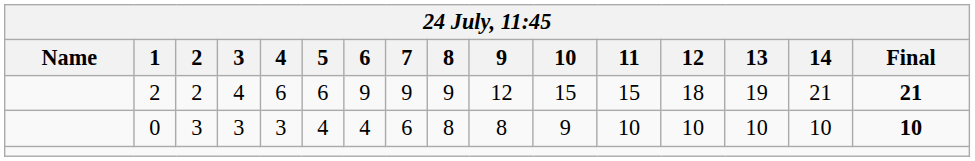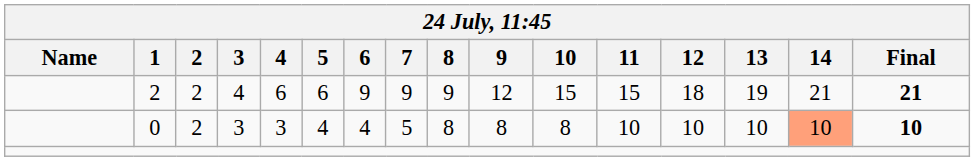(197, 127) 3 -> (197, 127) 2
(407, 127) 6 -> (407, 127) 5
(565, 127) 9 -> (565, 127) 8
(820, 127) no background -> (820, 127) lightsalmon background
